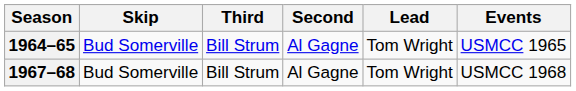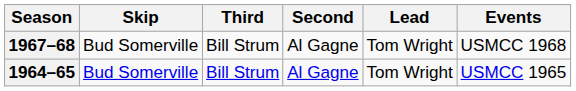rows swapped: (42, 45) <-> (42, 72)
